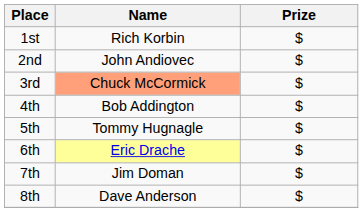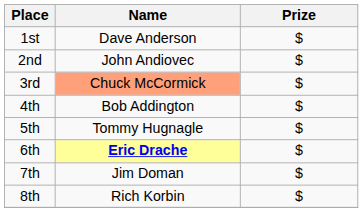(148, 38) Rich Korbin -> (148, 38) Dave Anderson
(148, 151) normal -> (148, 151) bold
(148, 196) Dave Anderson -> (148, 196) Rich Korbin
